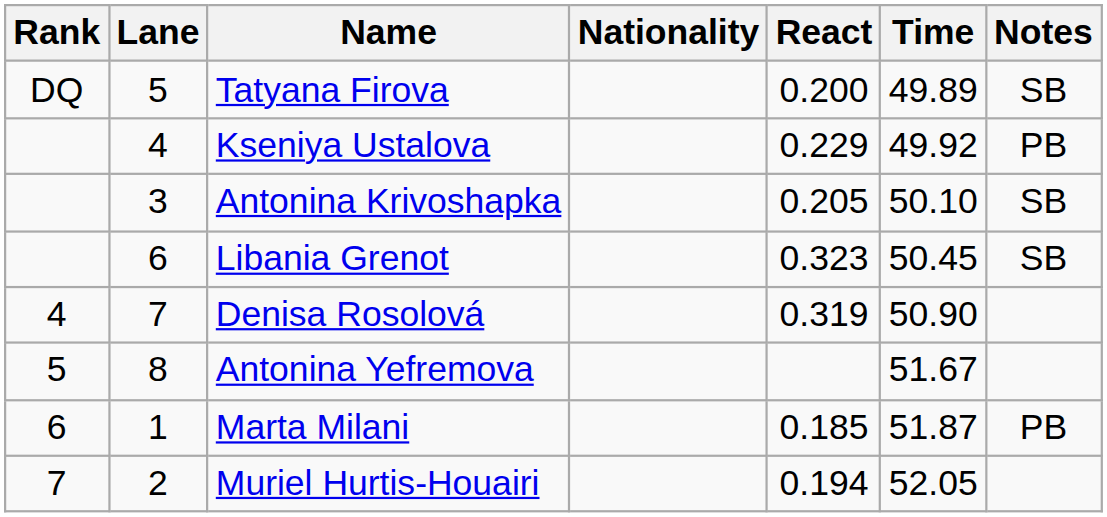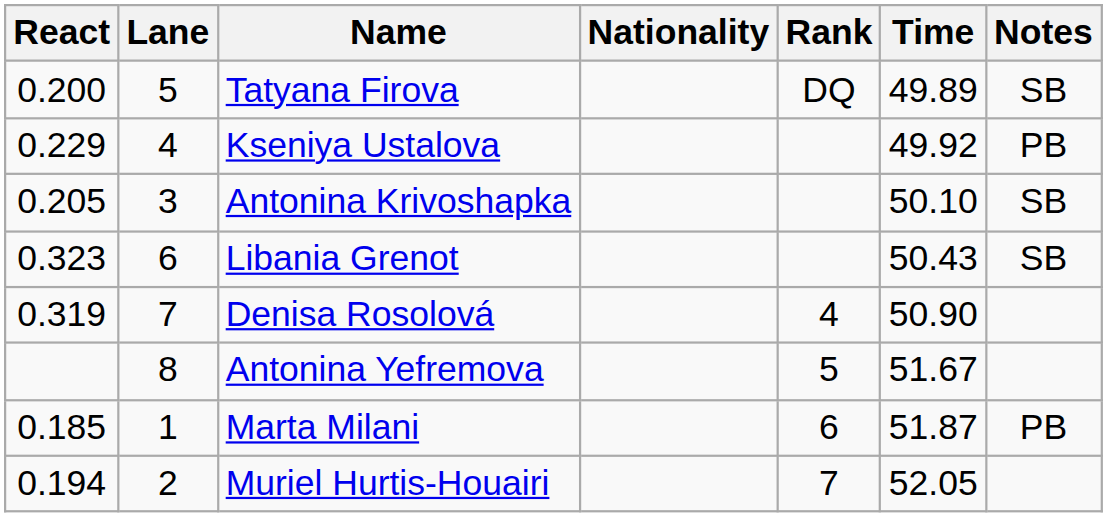columns swapped: (57, 32) <-> (824, 32)
(933, 257) 50.45 -> (933, 257) 50.43
